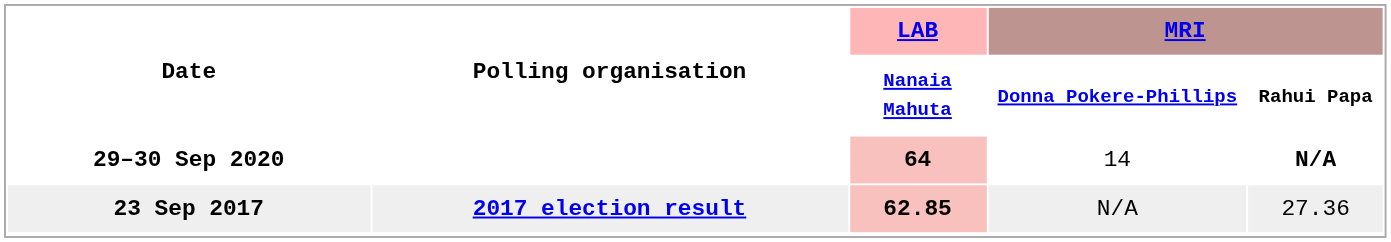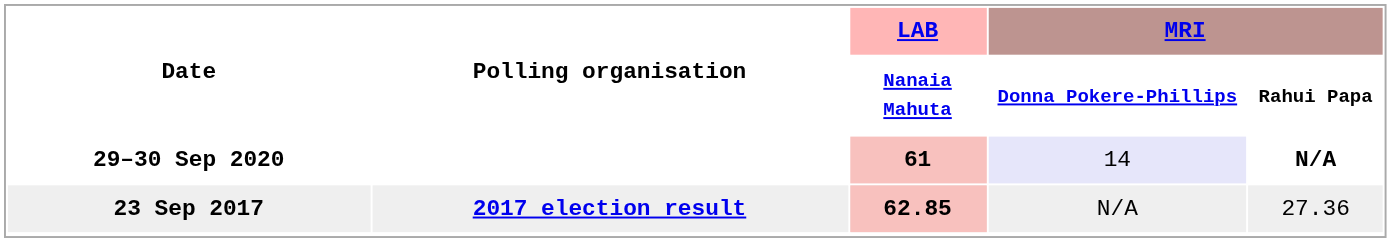(918, 160) 64 -> (918, 160) 61
(1117, 160) no background -> (1117, 160) lavender background
